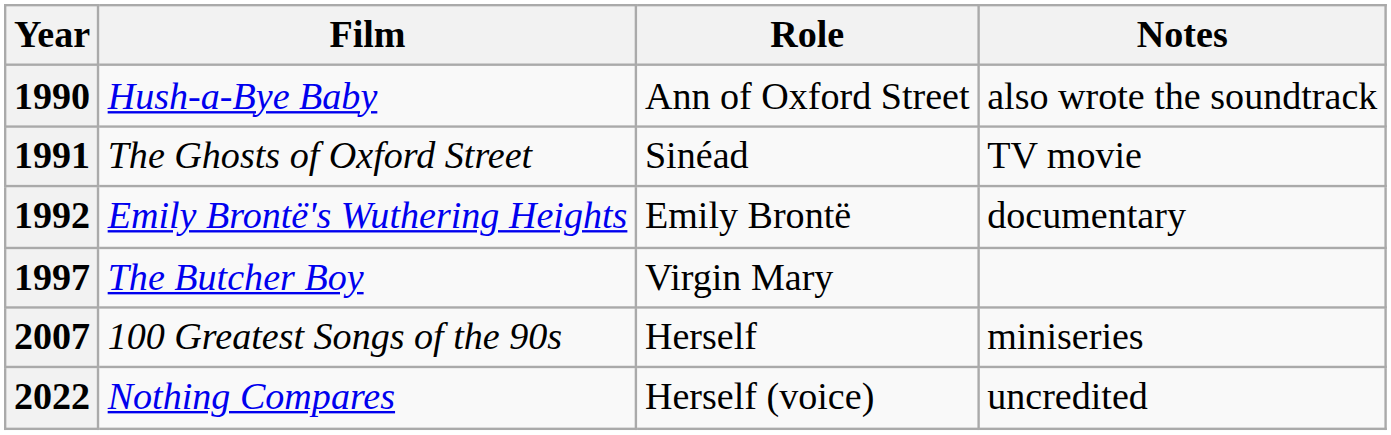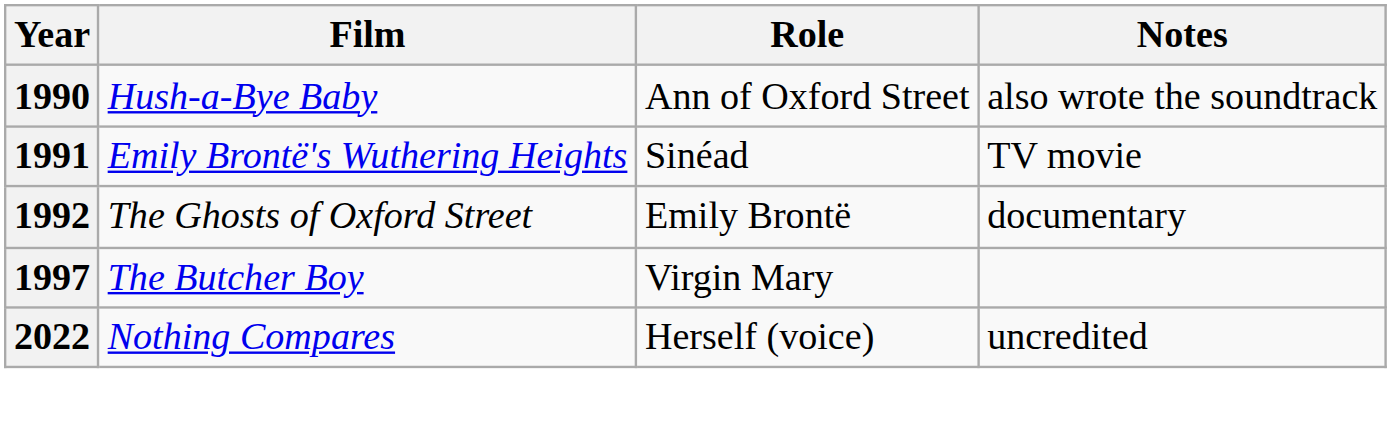(320, 155) The Ghosts of Oxford Street -> (368, 155) Emily Brontë's Wuthering Heights
(368, 215) Emily Brontë's Wuthering Heights -> (320, 215) The Ghosts of Oxford Street
- row: (52, 336)
